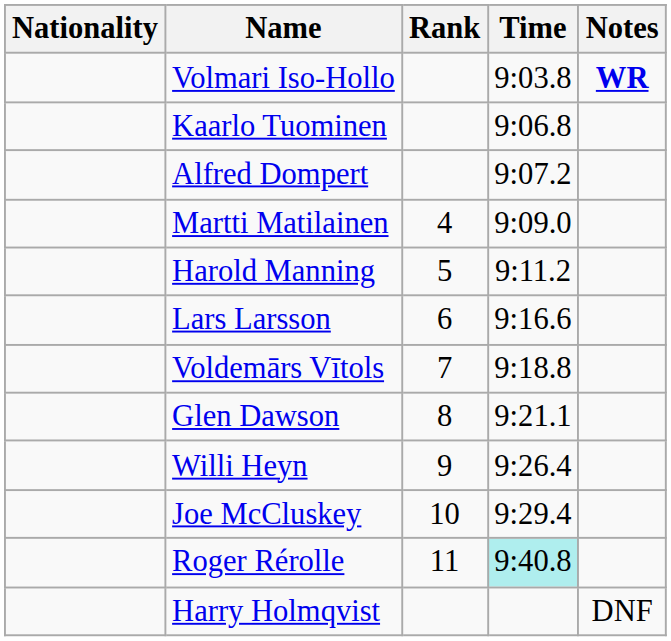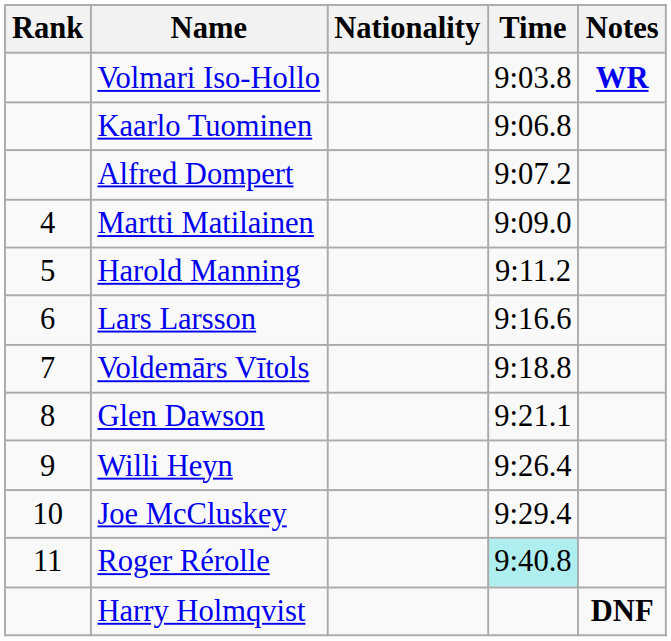columns swapped: (445, 28) <-> (85, 28)
(622, 610) normal -> (622, 610) bold
